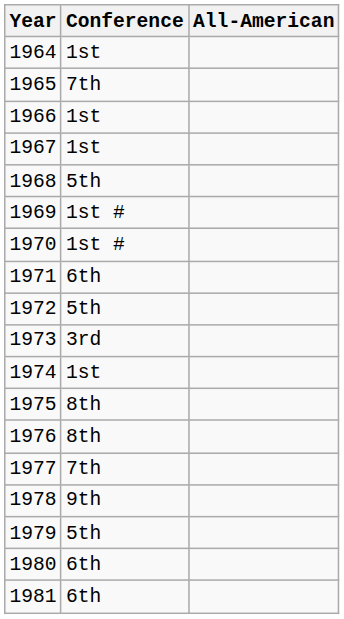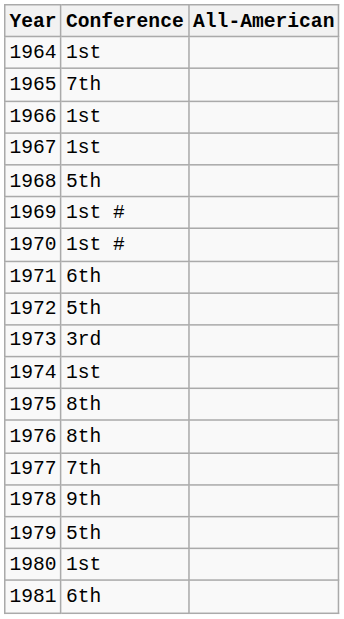(84, 565) 6th -> (84, 565) 1st
